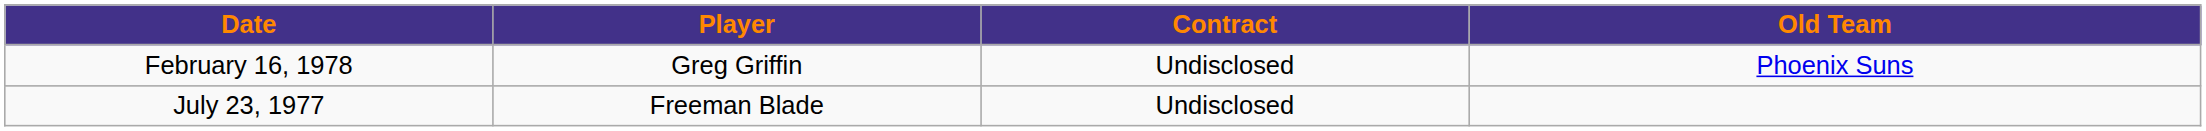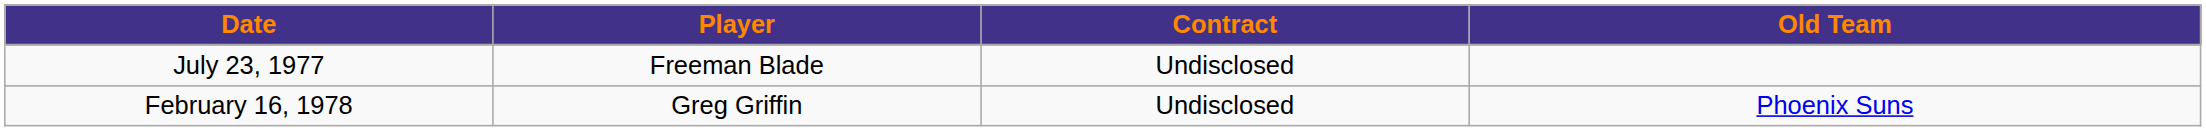rows swapped: (249, 105) <-> (249, 65)
